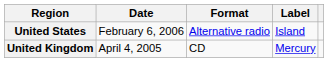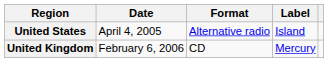(141, 31) February 6, 2006 -> (130, 31) April 4, 2005
(130, 48) April 4, 2005 -> (141, 48) February 6, 2006
